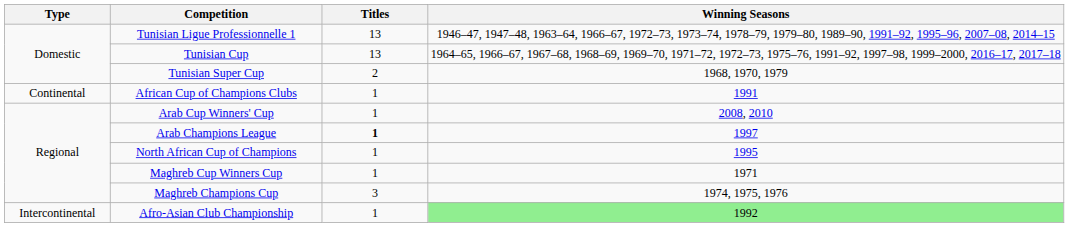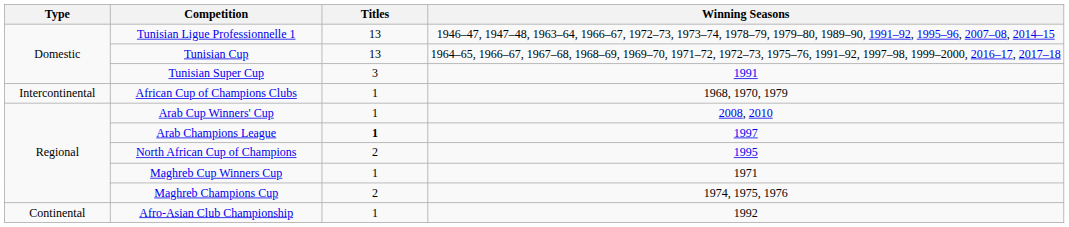(375, 73) 2 -> (375, 73) 3
(746, 73) 1968, 1970, 1979 -> (746, 73) 1991
(57, 93) Continental -> (57, 93) Intercontinental
(746, 93) 1991 -> (746, 93) 1968, 1970, 1979
(375, 153) 1 -> (375, 153) 2
(375, 192) 3 -> (375, 192) 2
(57, 212) Intercontinental -> (57, 212) Continental
(746, 212) lightgreen background -> (746, 212) no background
